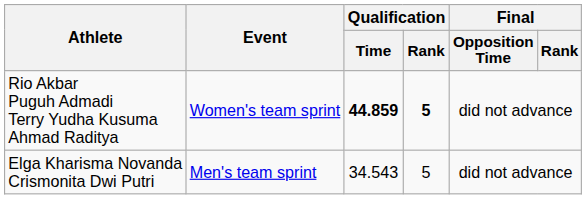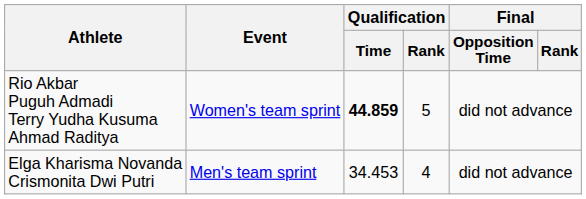(426, 111) bold -> (426, 111) normal
(374, 172) 34.543 -> (374, 172) 34.453
(426, 172) 5 -> (426, 172) 4
